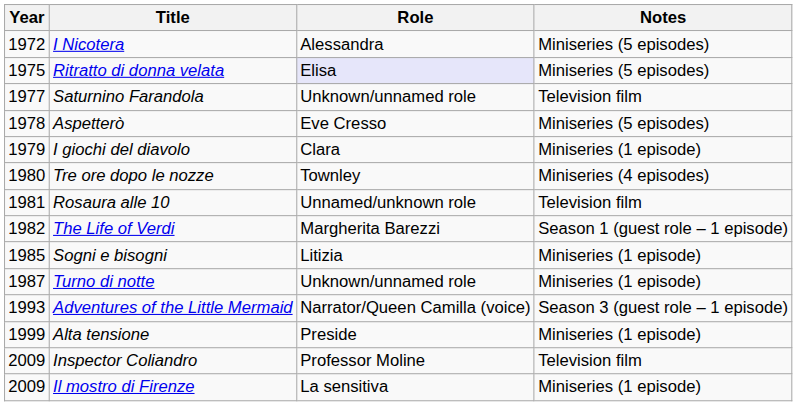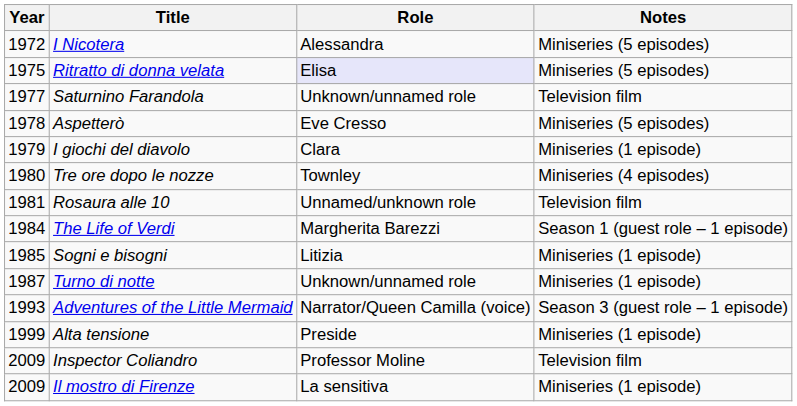(27, 228) 1982 -> (27, 228) 1984
